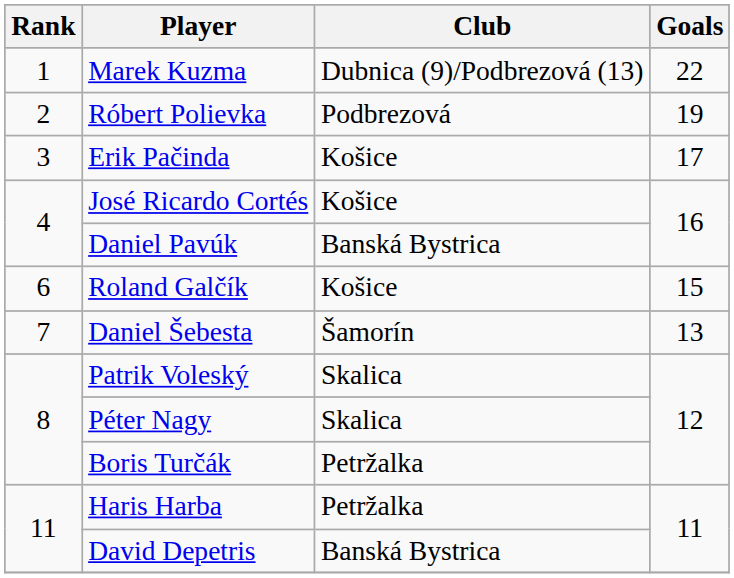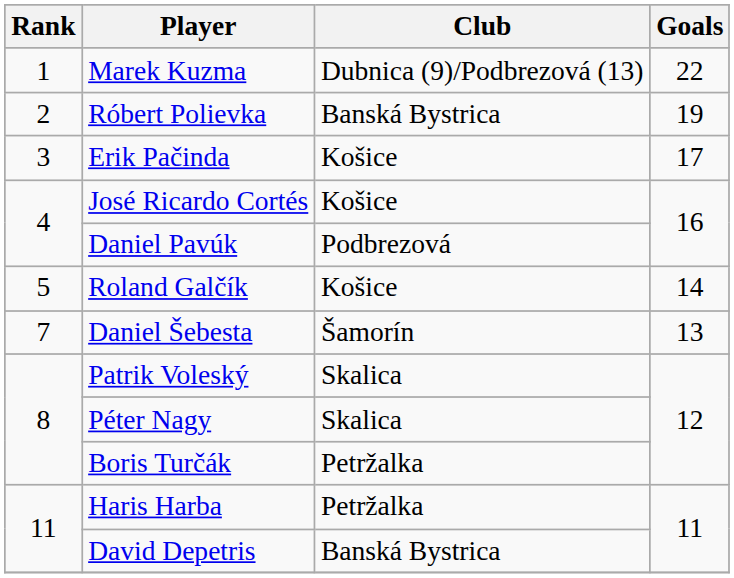(386, 113) Podbrezová -> (411, 113) Banská Bystrica
(411, 244) Banská Bystrica -> (386, 244) Podbrezová
(43, 288) 6 -> (43, 288) 5
(690, 288) 15 -> (690, 288) 14
